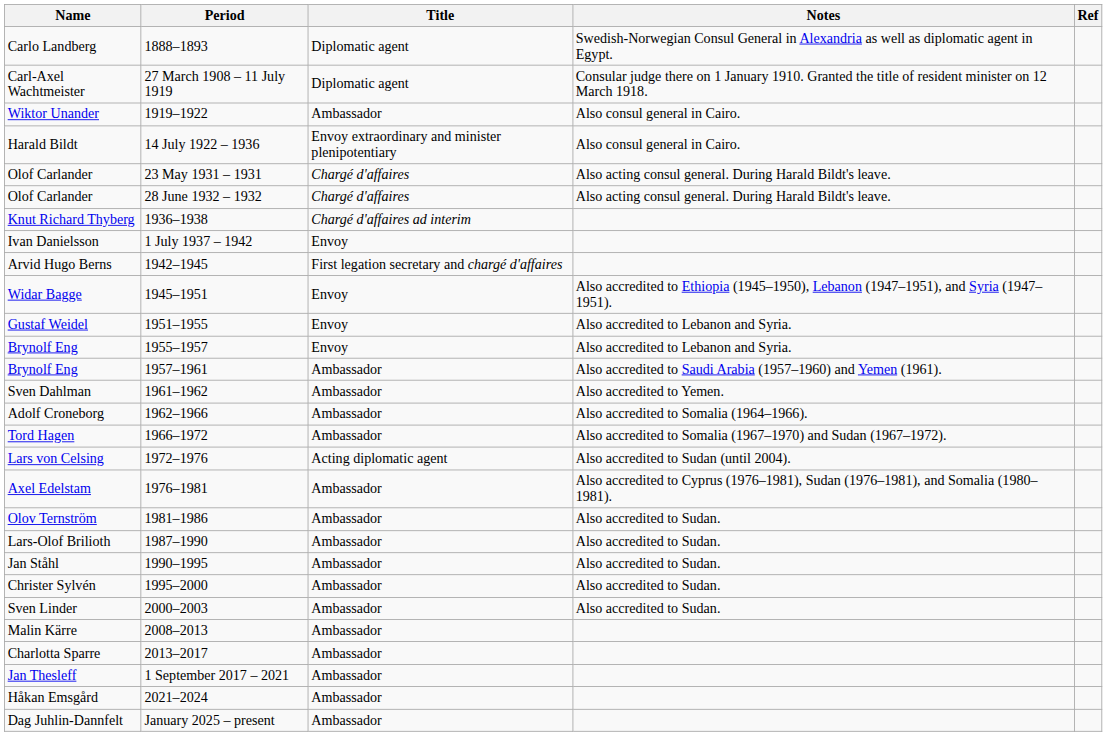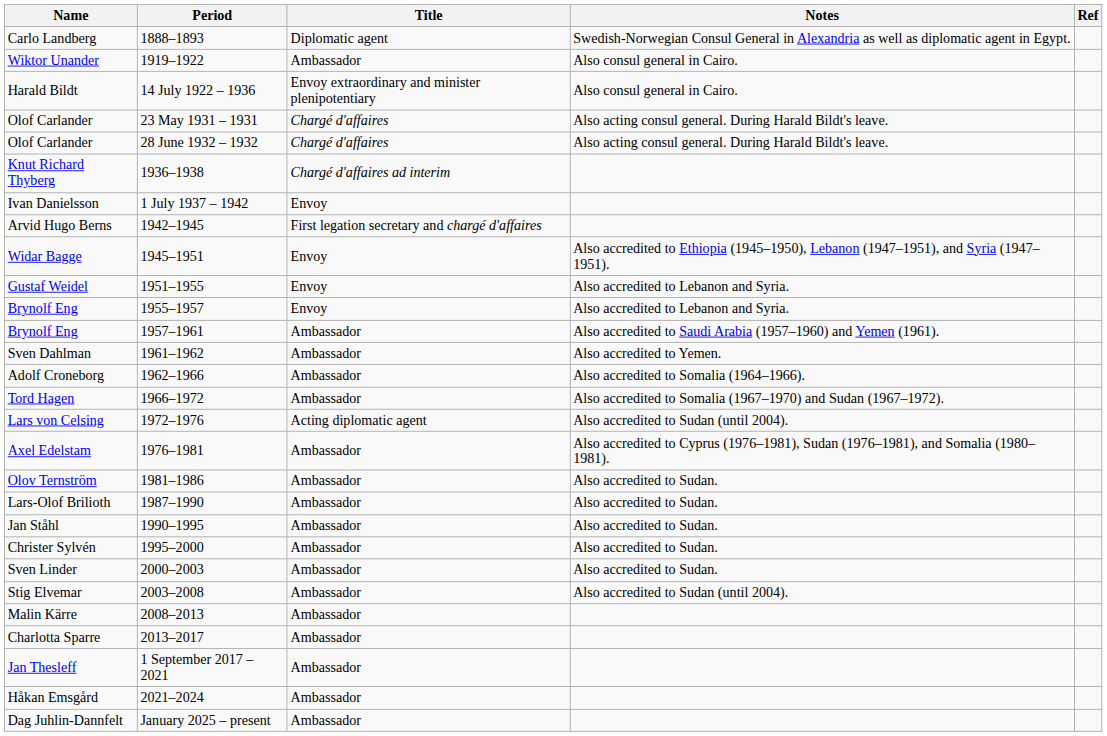- row: (46, 84)
+ row: (45, 592)
